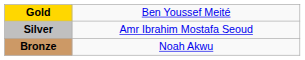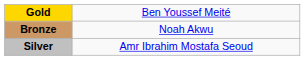rows swapped: (38, 30) <-> (38, 47)
